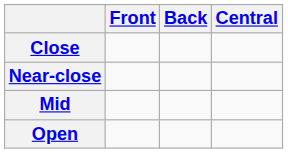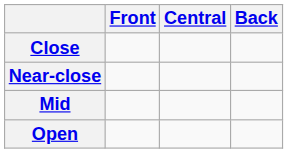columns swapped: (247, 18) <-> (186, 18)
